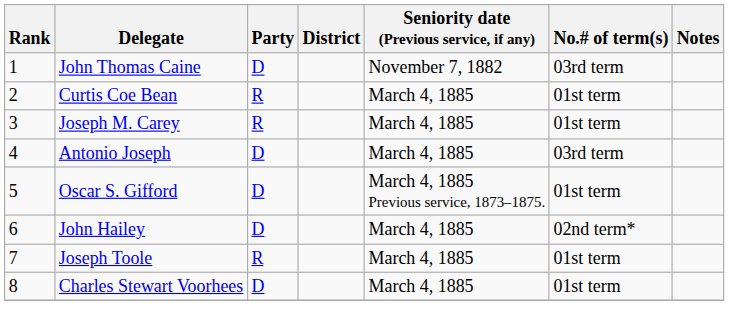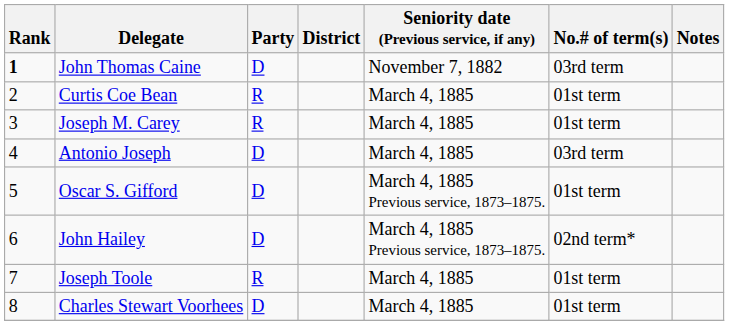(13, 67) normal -> (13, 67) bold
(421, 229) March 4, 1885 -> (457, 239) March 4, 1885 Previous service, 1873–1875.
